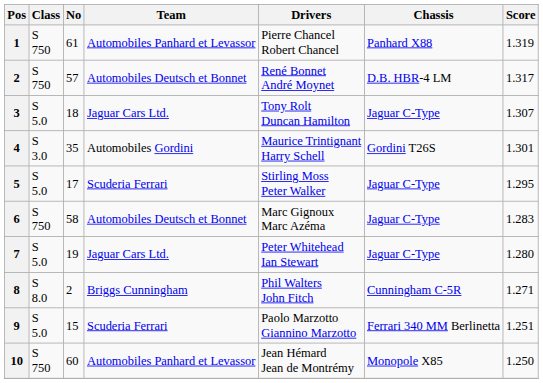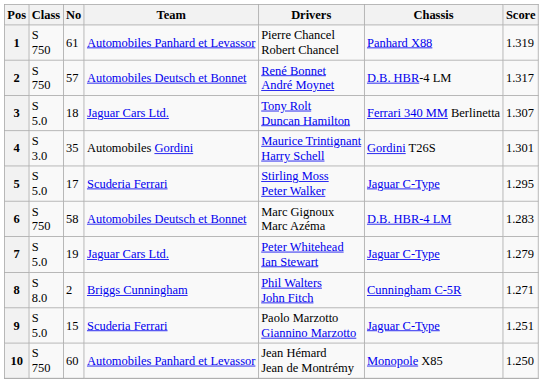(403, 113) Jaguar C-Type -> (434, 113) Ferrari 340 MM Berlinetta
(403, 219) Jaguar C-Type -> (409, 219) D.B. HBR-4 LM
(520, 254) 1.280 -> (520, 254) 1.279
(434, 325) Ferrari 340 MM Berlinetta -> (403, 325) Jaguar C-Type
